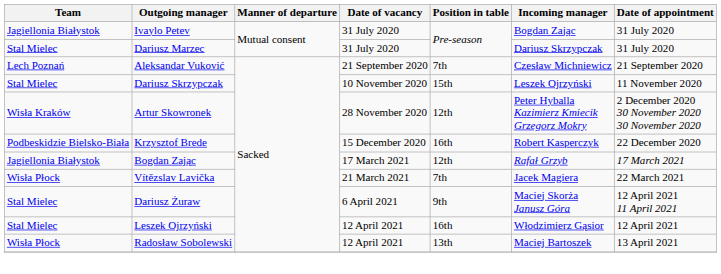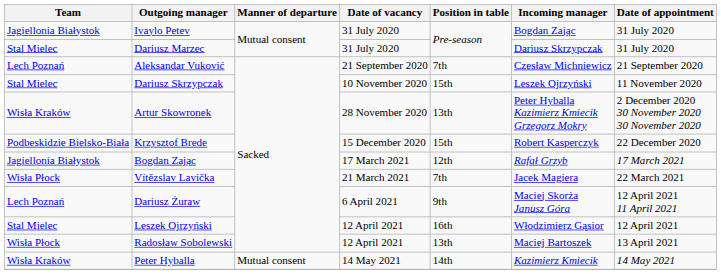(443, 113) 12th -> (443, 113) 13th
(443, 143) 16th -> (443, 143) 15th
(32, 201) Stal Mielec -> (36, 201) Lech Poznań
+ row: (165, 260)
